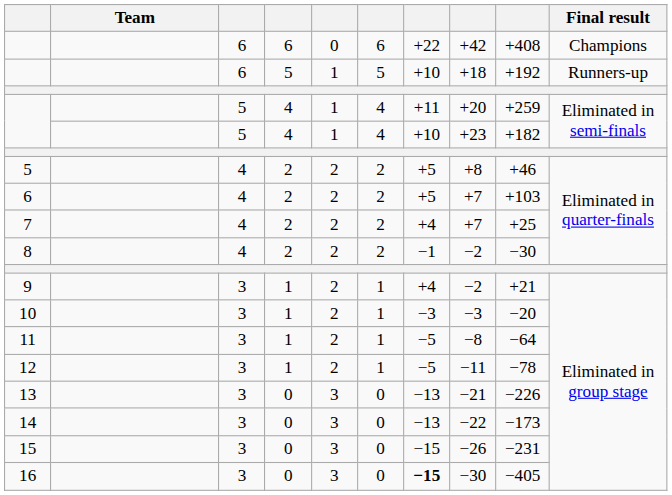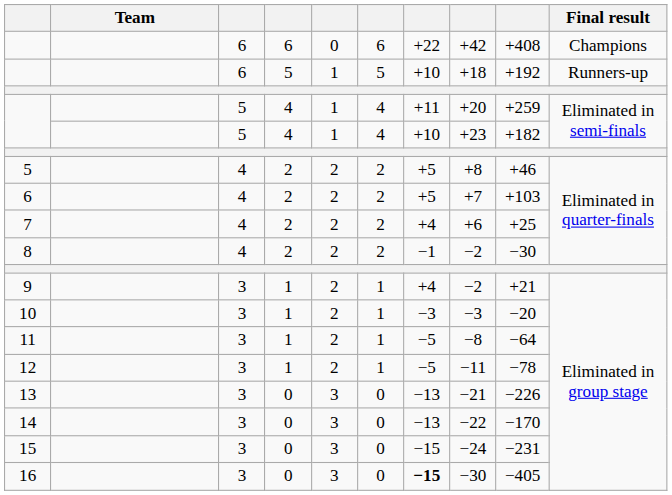(473, 223) +7 -> (473, 223) +6
(523, 421) −173 -> (523, 421) −170
(473, 449) −26 -> (473, 449) −24
